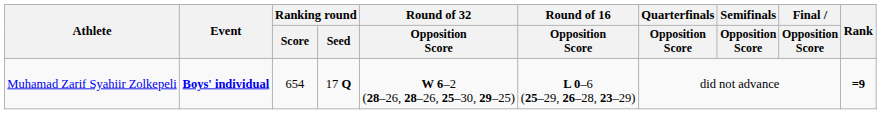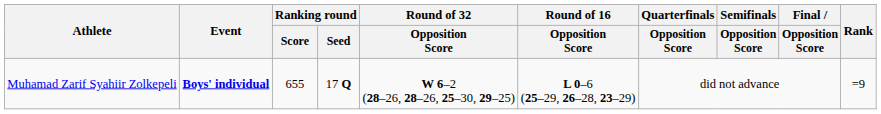(295, 84) 654 -> (295, 84) 655
(858, 84) bold -> (858, 84) normal
